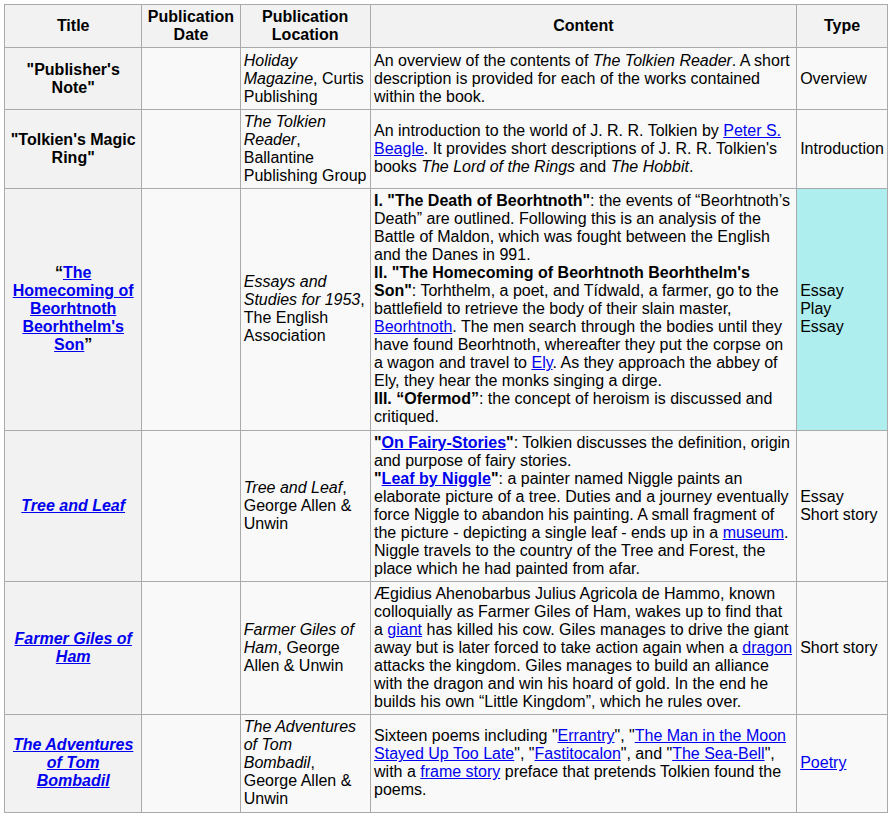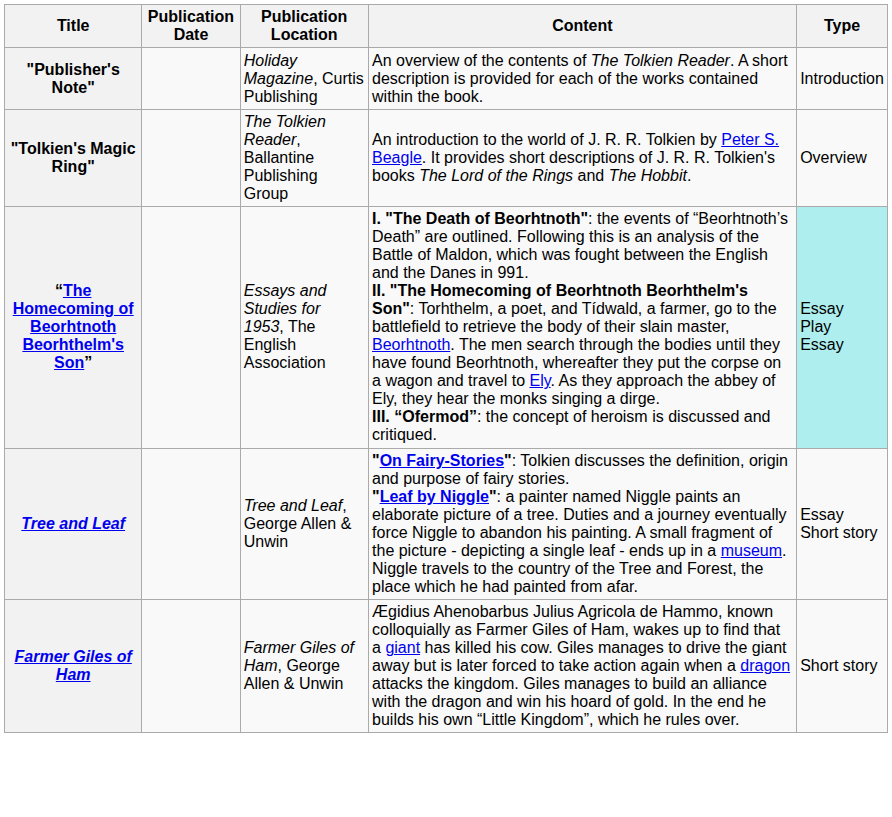(834, 78) Overview -> (842, 78) Introduction
(842, 148) Introduction -> (834, 157) Overview
- row: (73, 763)
